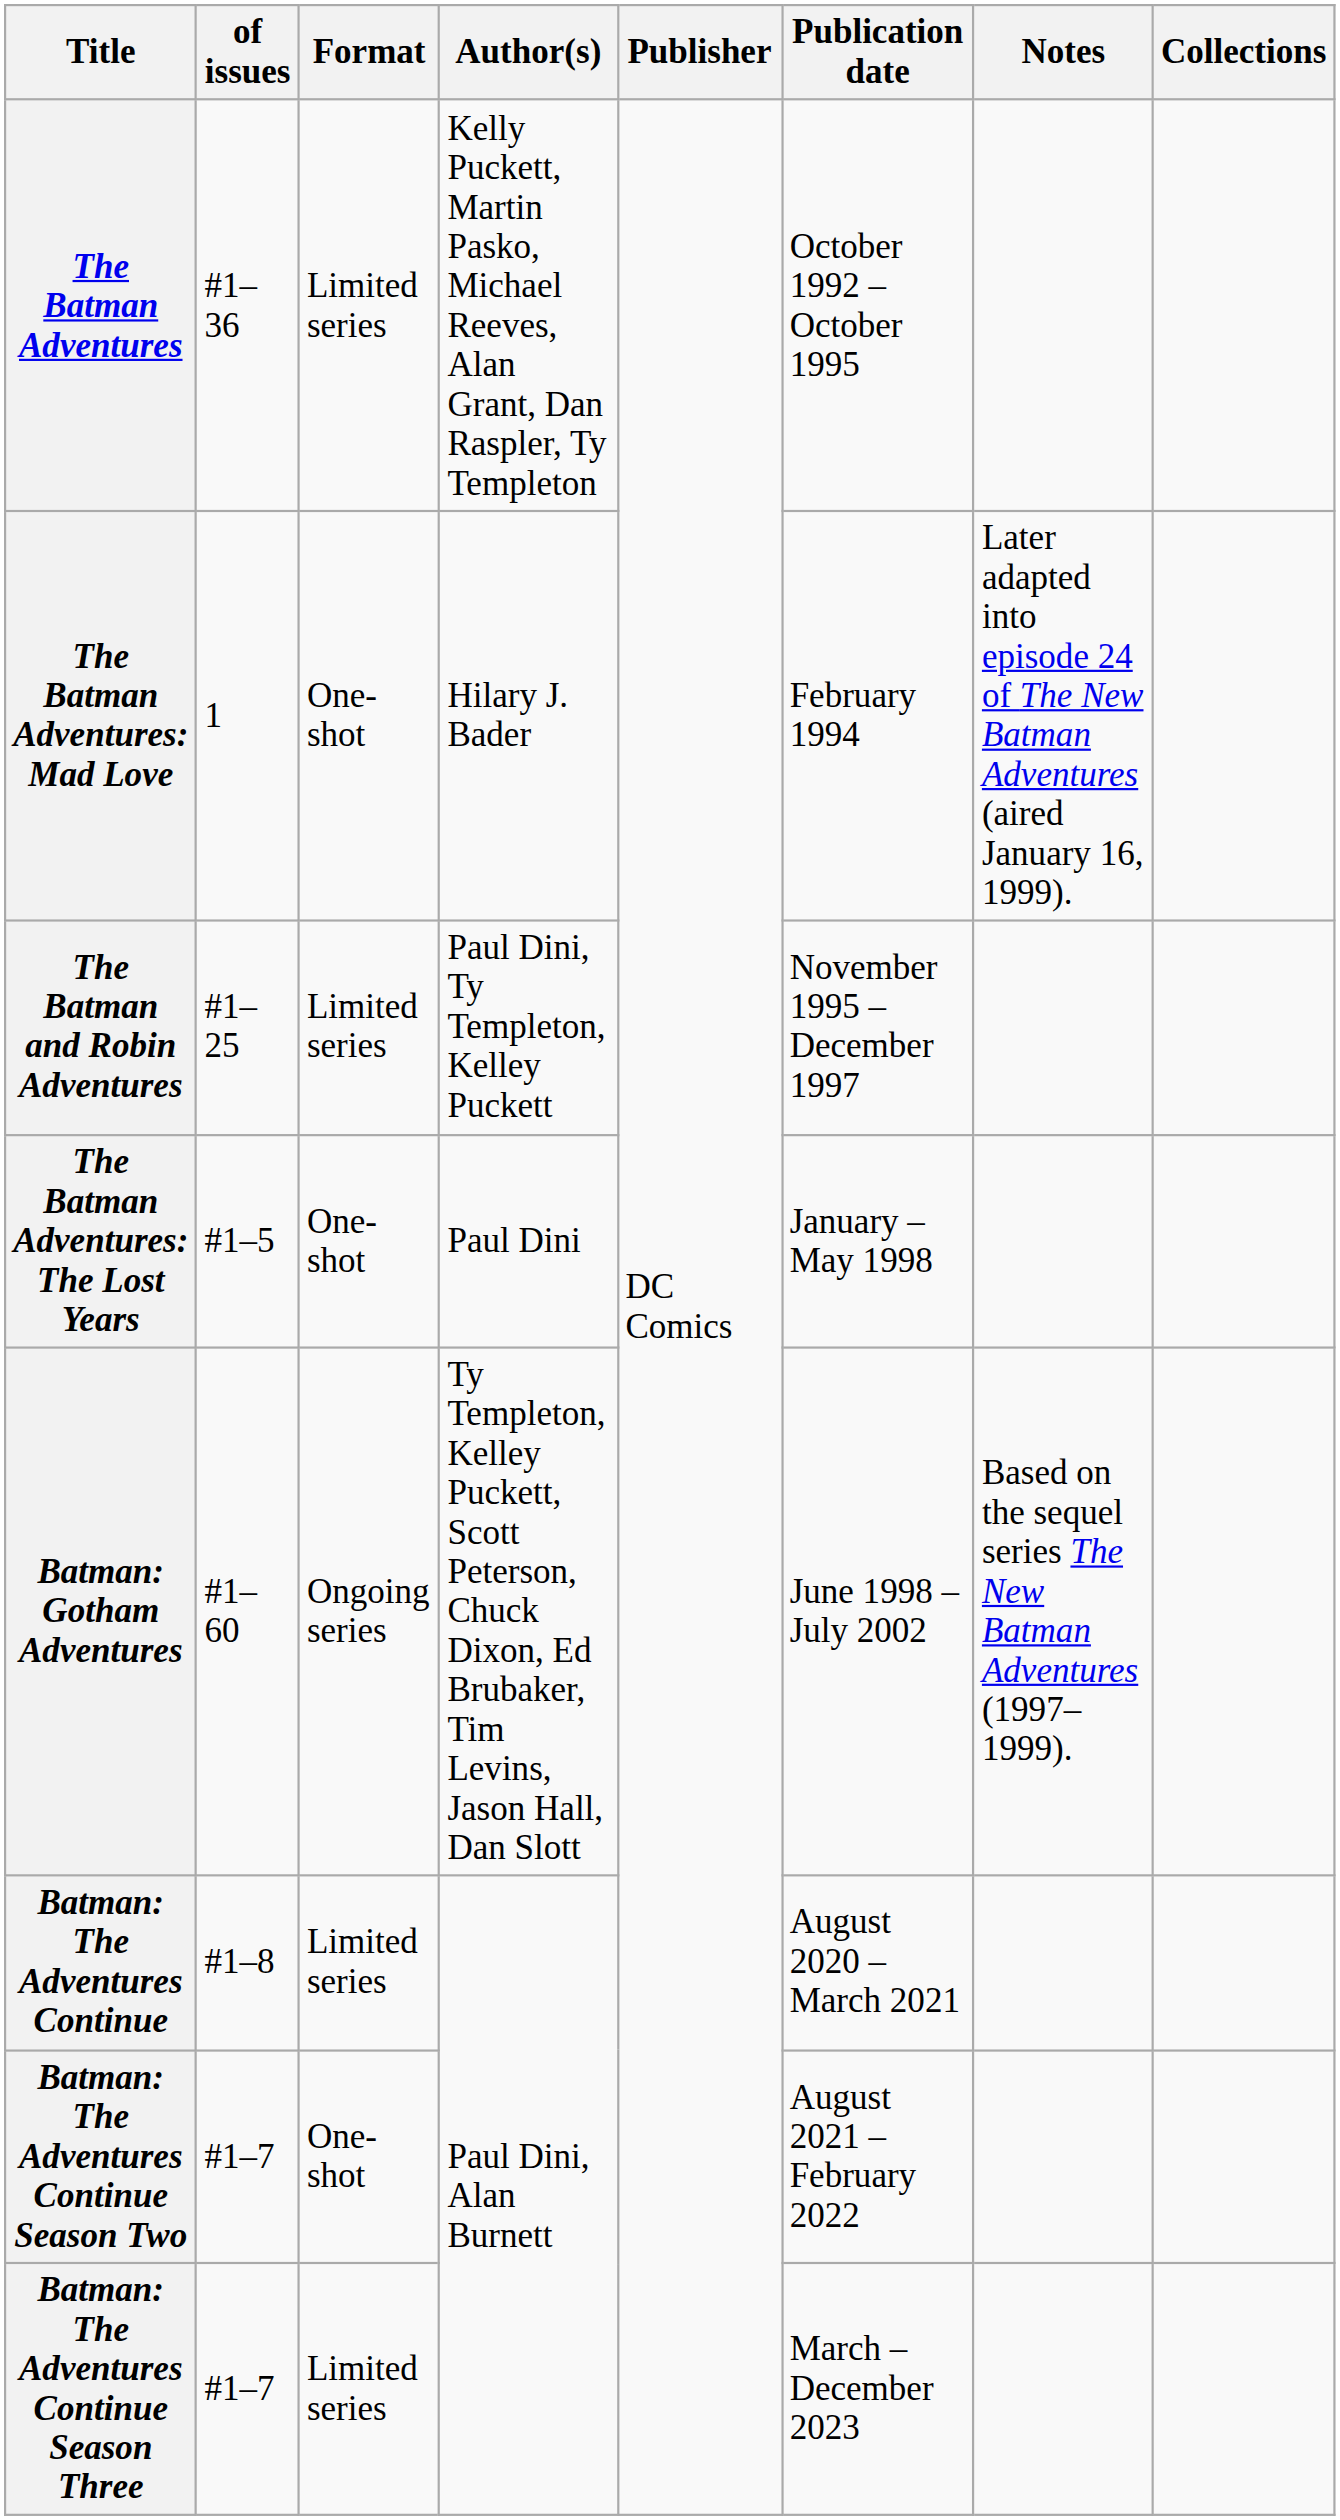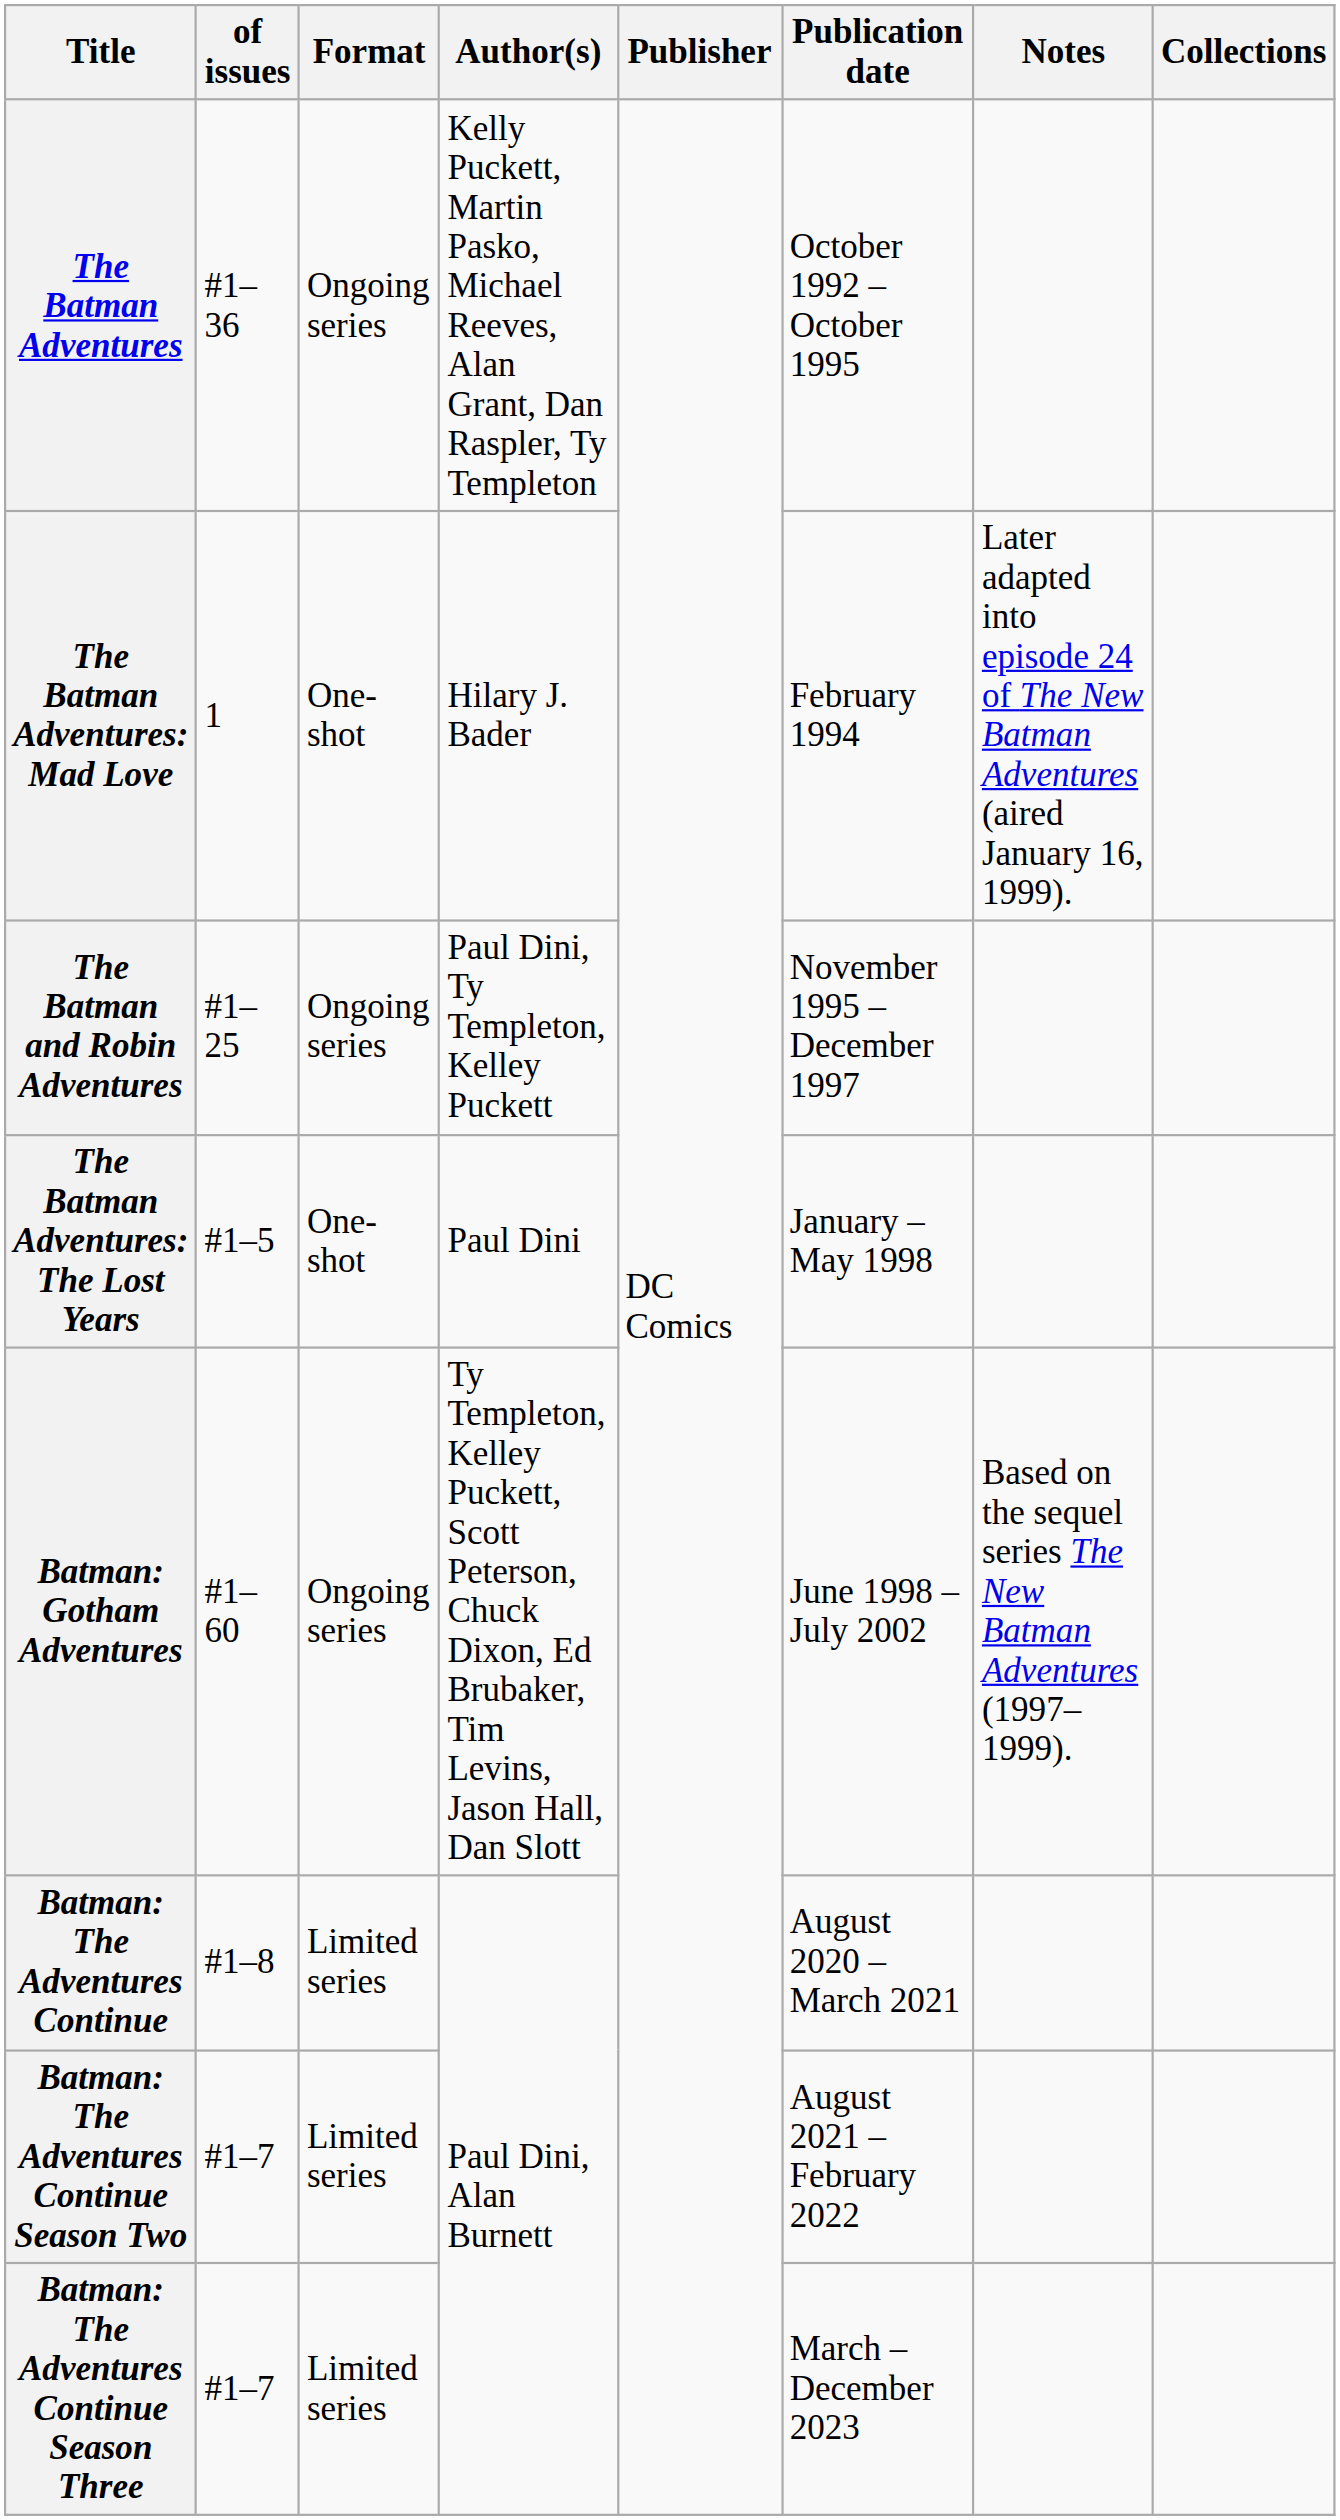(362, 304) Limited series -> (368, 304) Ongoing series
(362, 1026) Limited series -> (368, 1026) Ongoing series
(342, 2155) One-shot -> (362, 2155) Limited series
